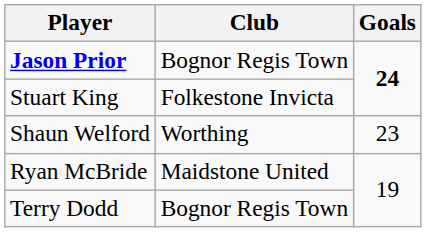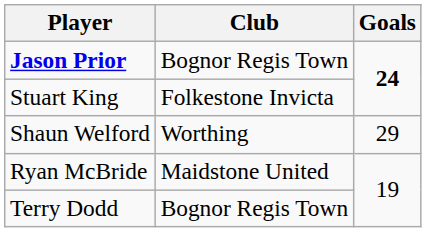(387, 134) 23 -> (387, 134) 29
